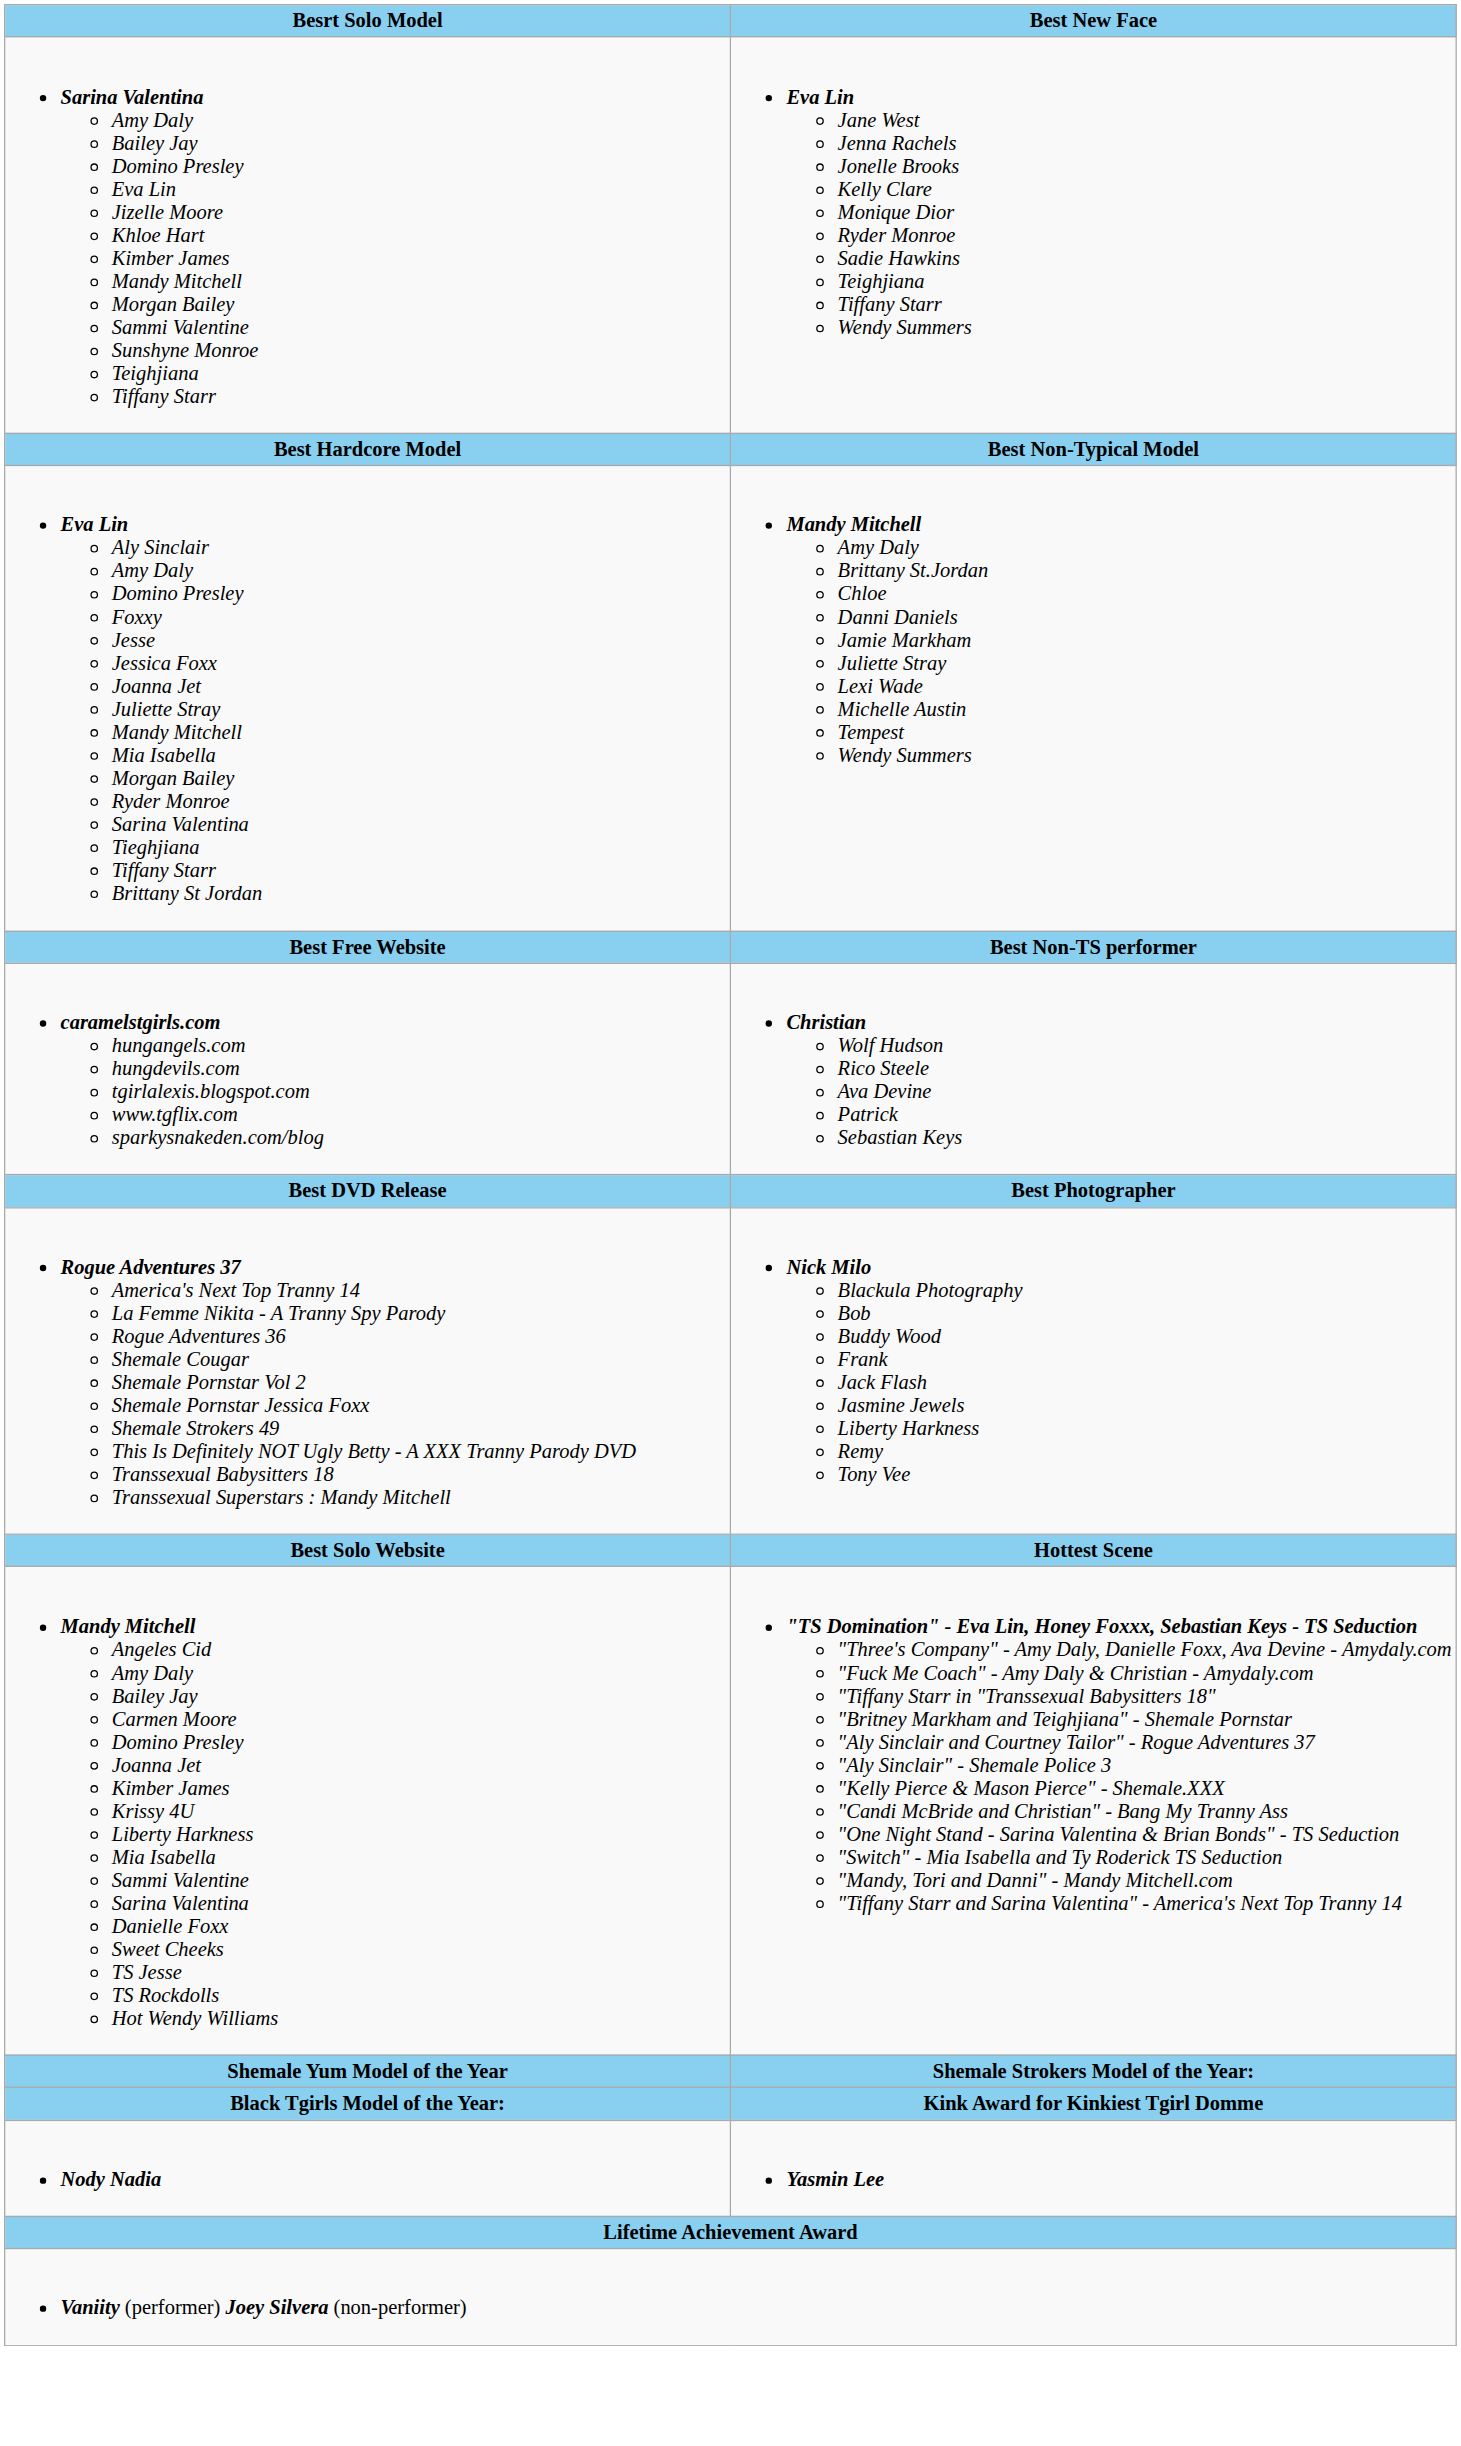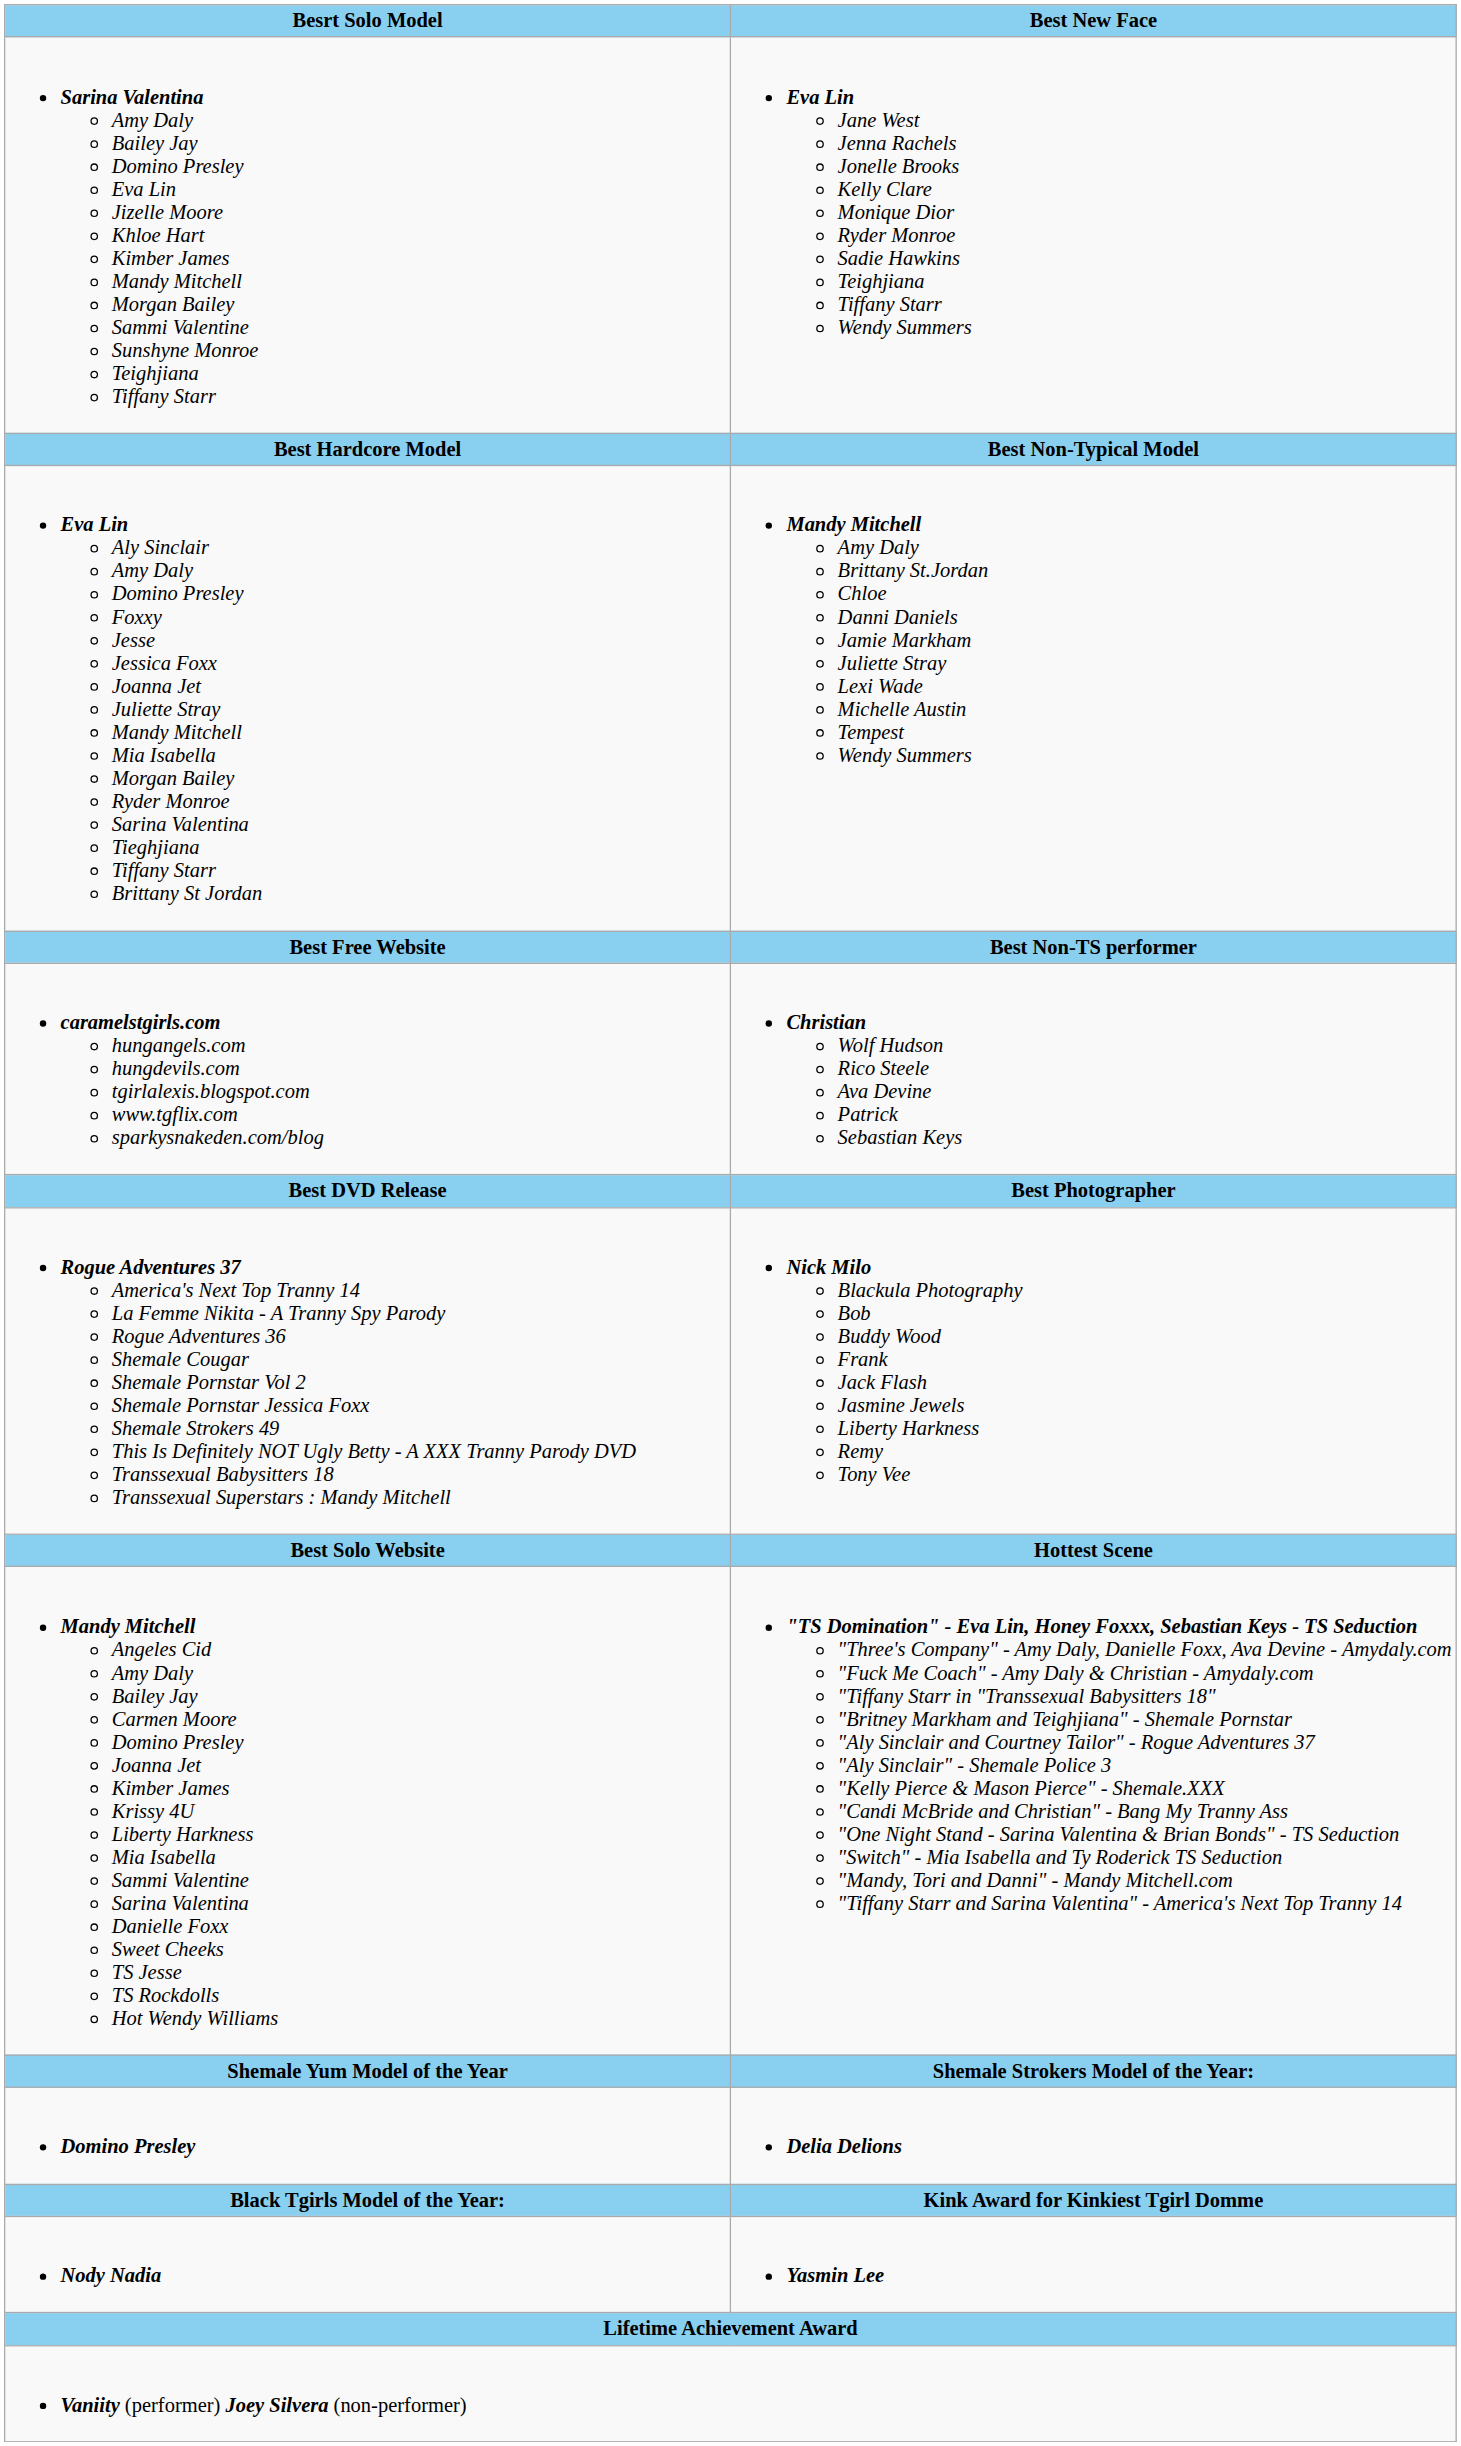+ row: (368, 2147)
